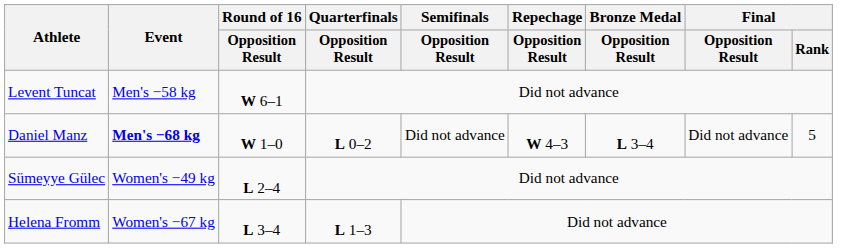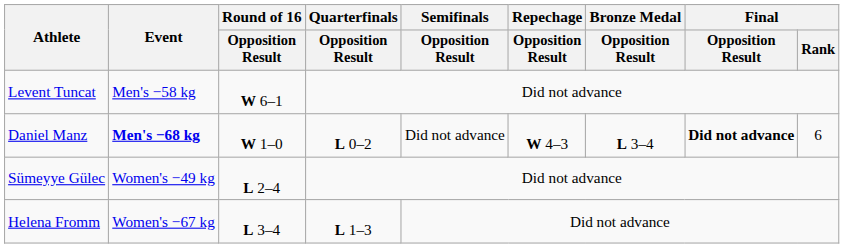(738, 135) normal -> (741, 135) bold
(812, 135) 5 -> (818, 135) 6
